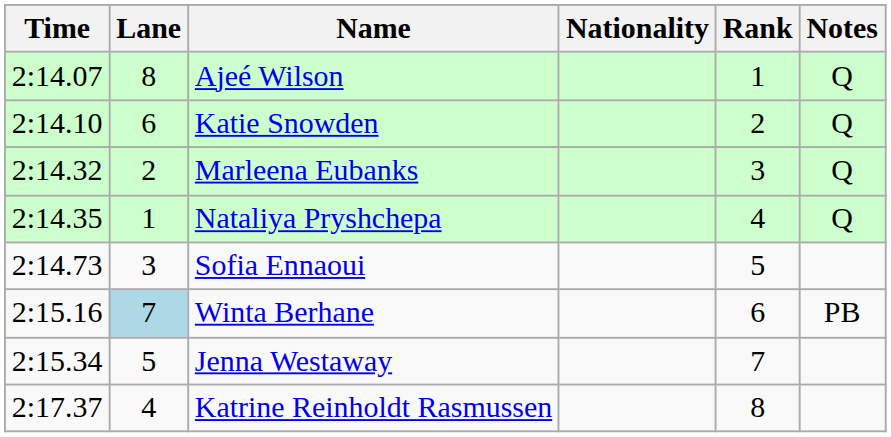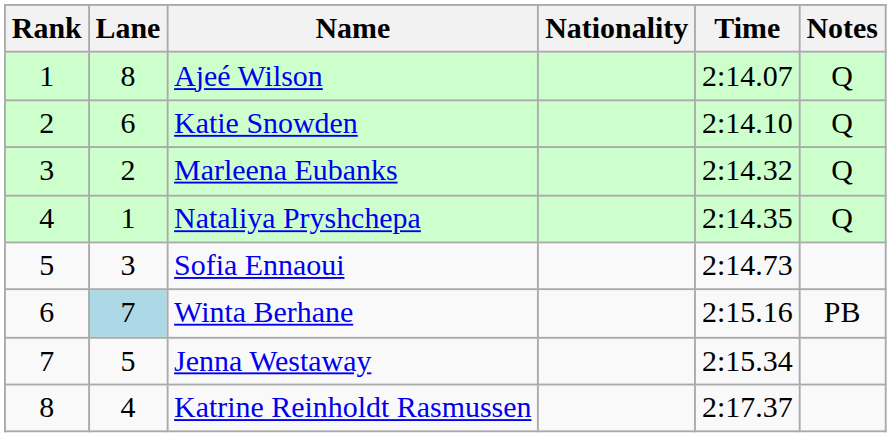columns swapped: (758, 28) <-> (57, 28)
